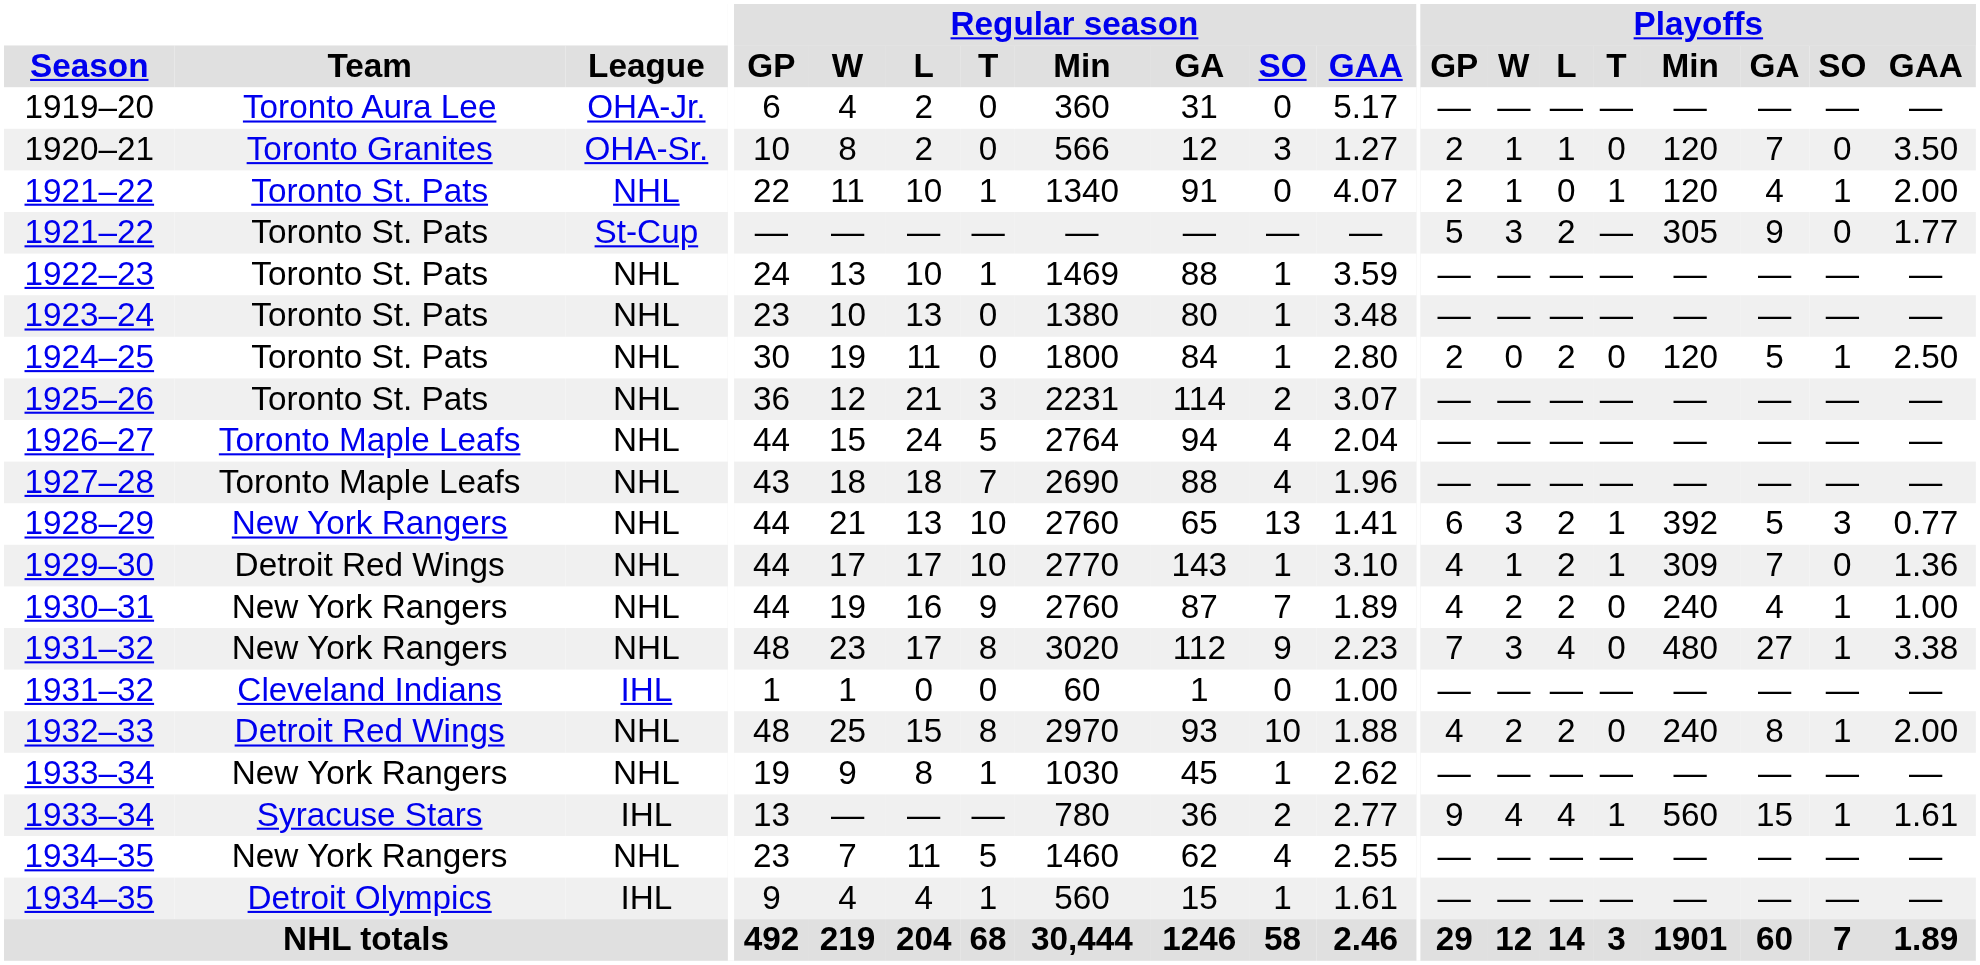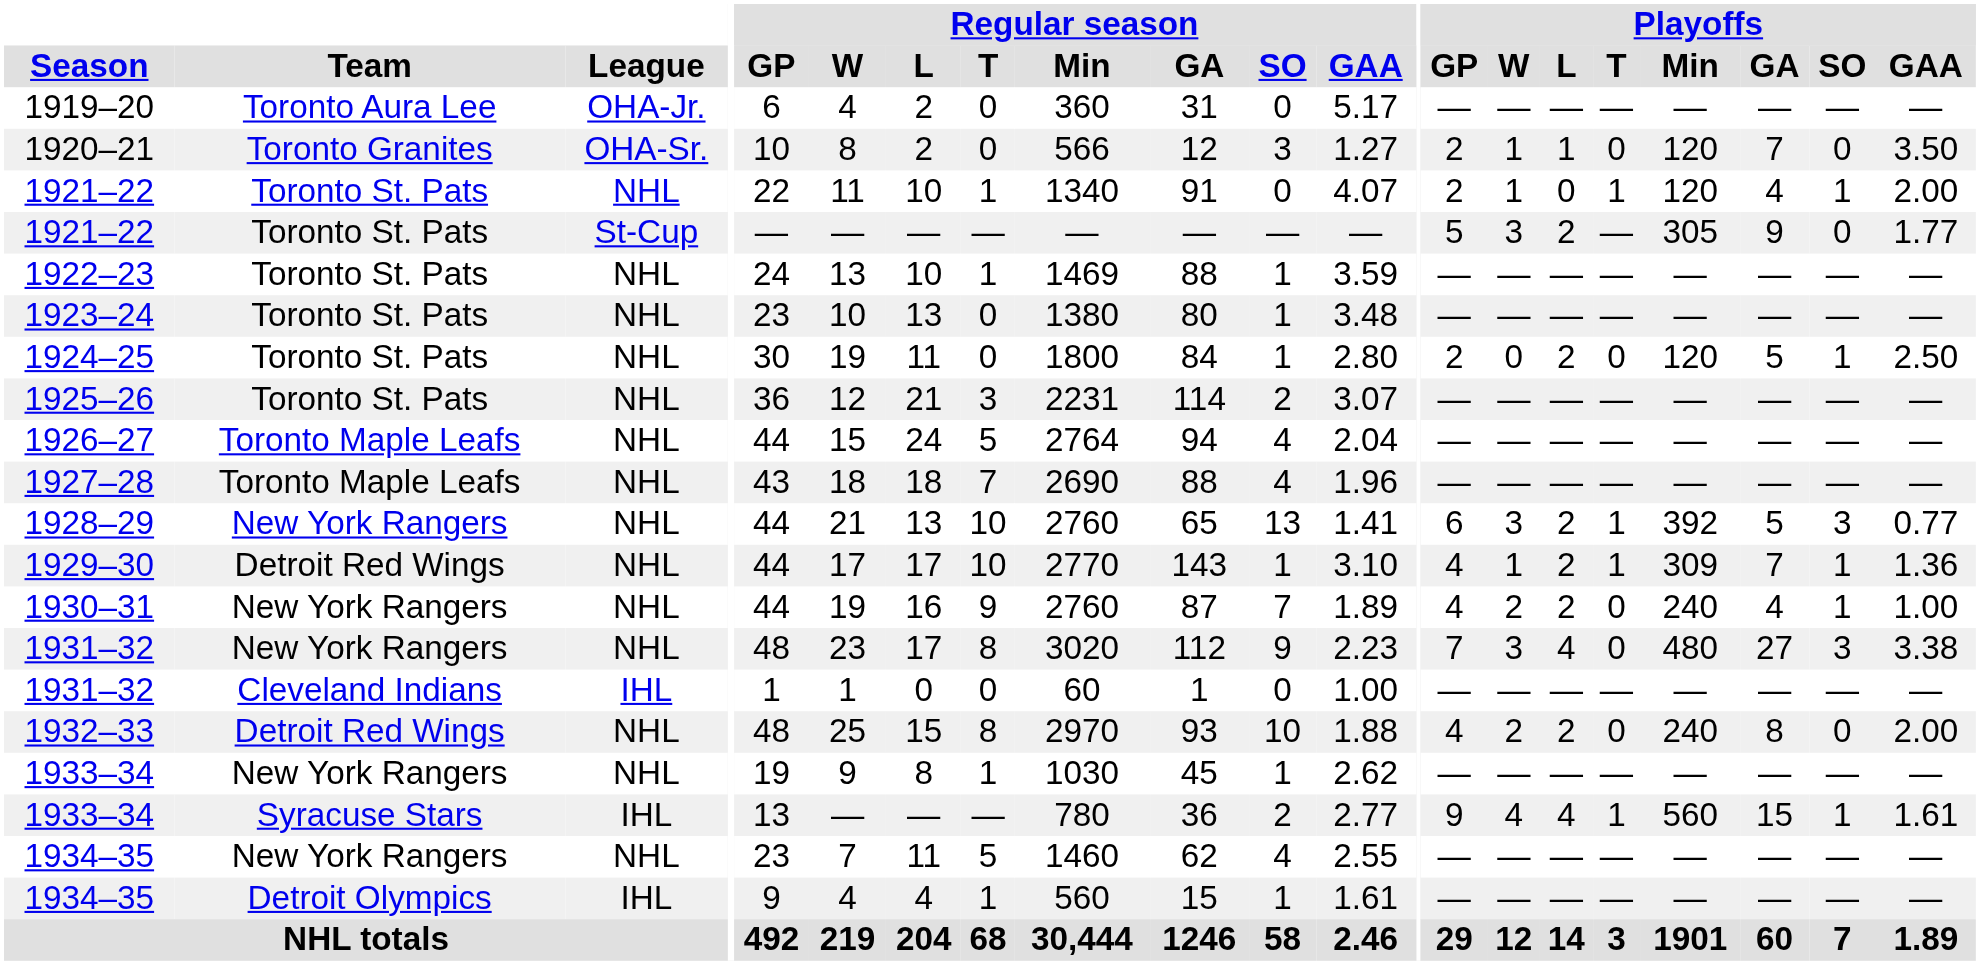(1842, 565) 0 -> (1842, 565) 1
(1842, 648) 1 -> (1842, 648) 3
(1842, 731) 1 -> (1842, 731) 0
